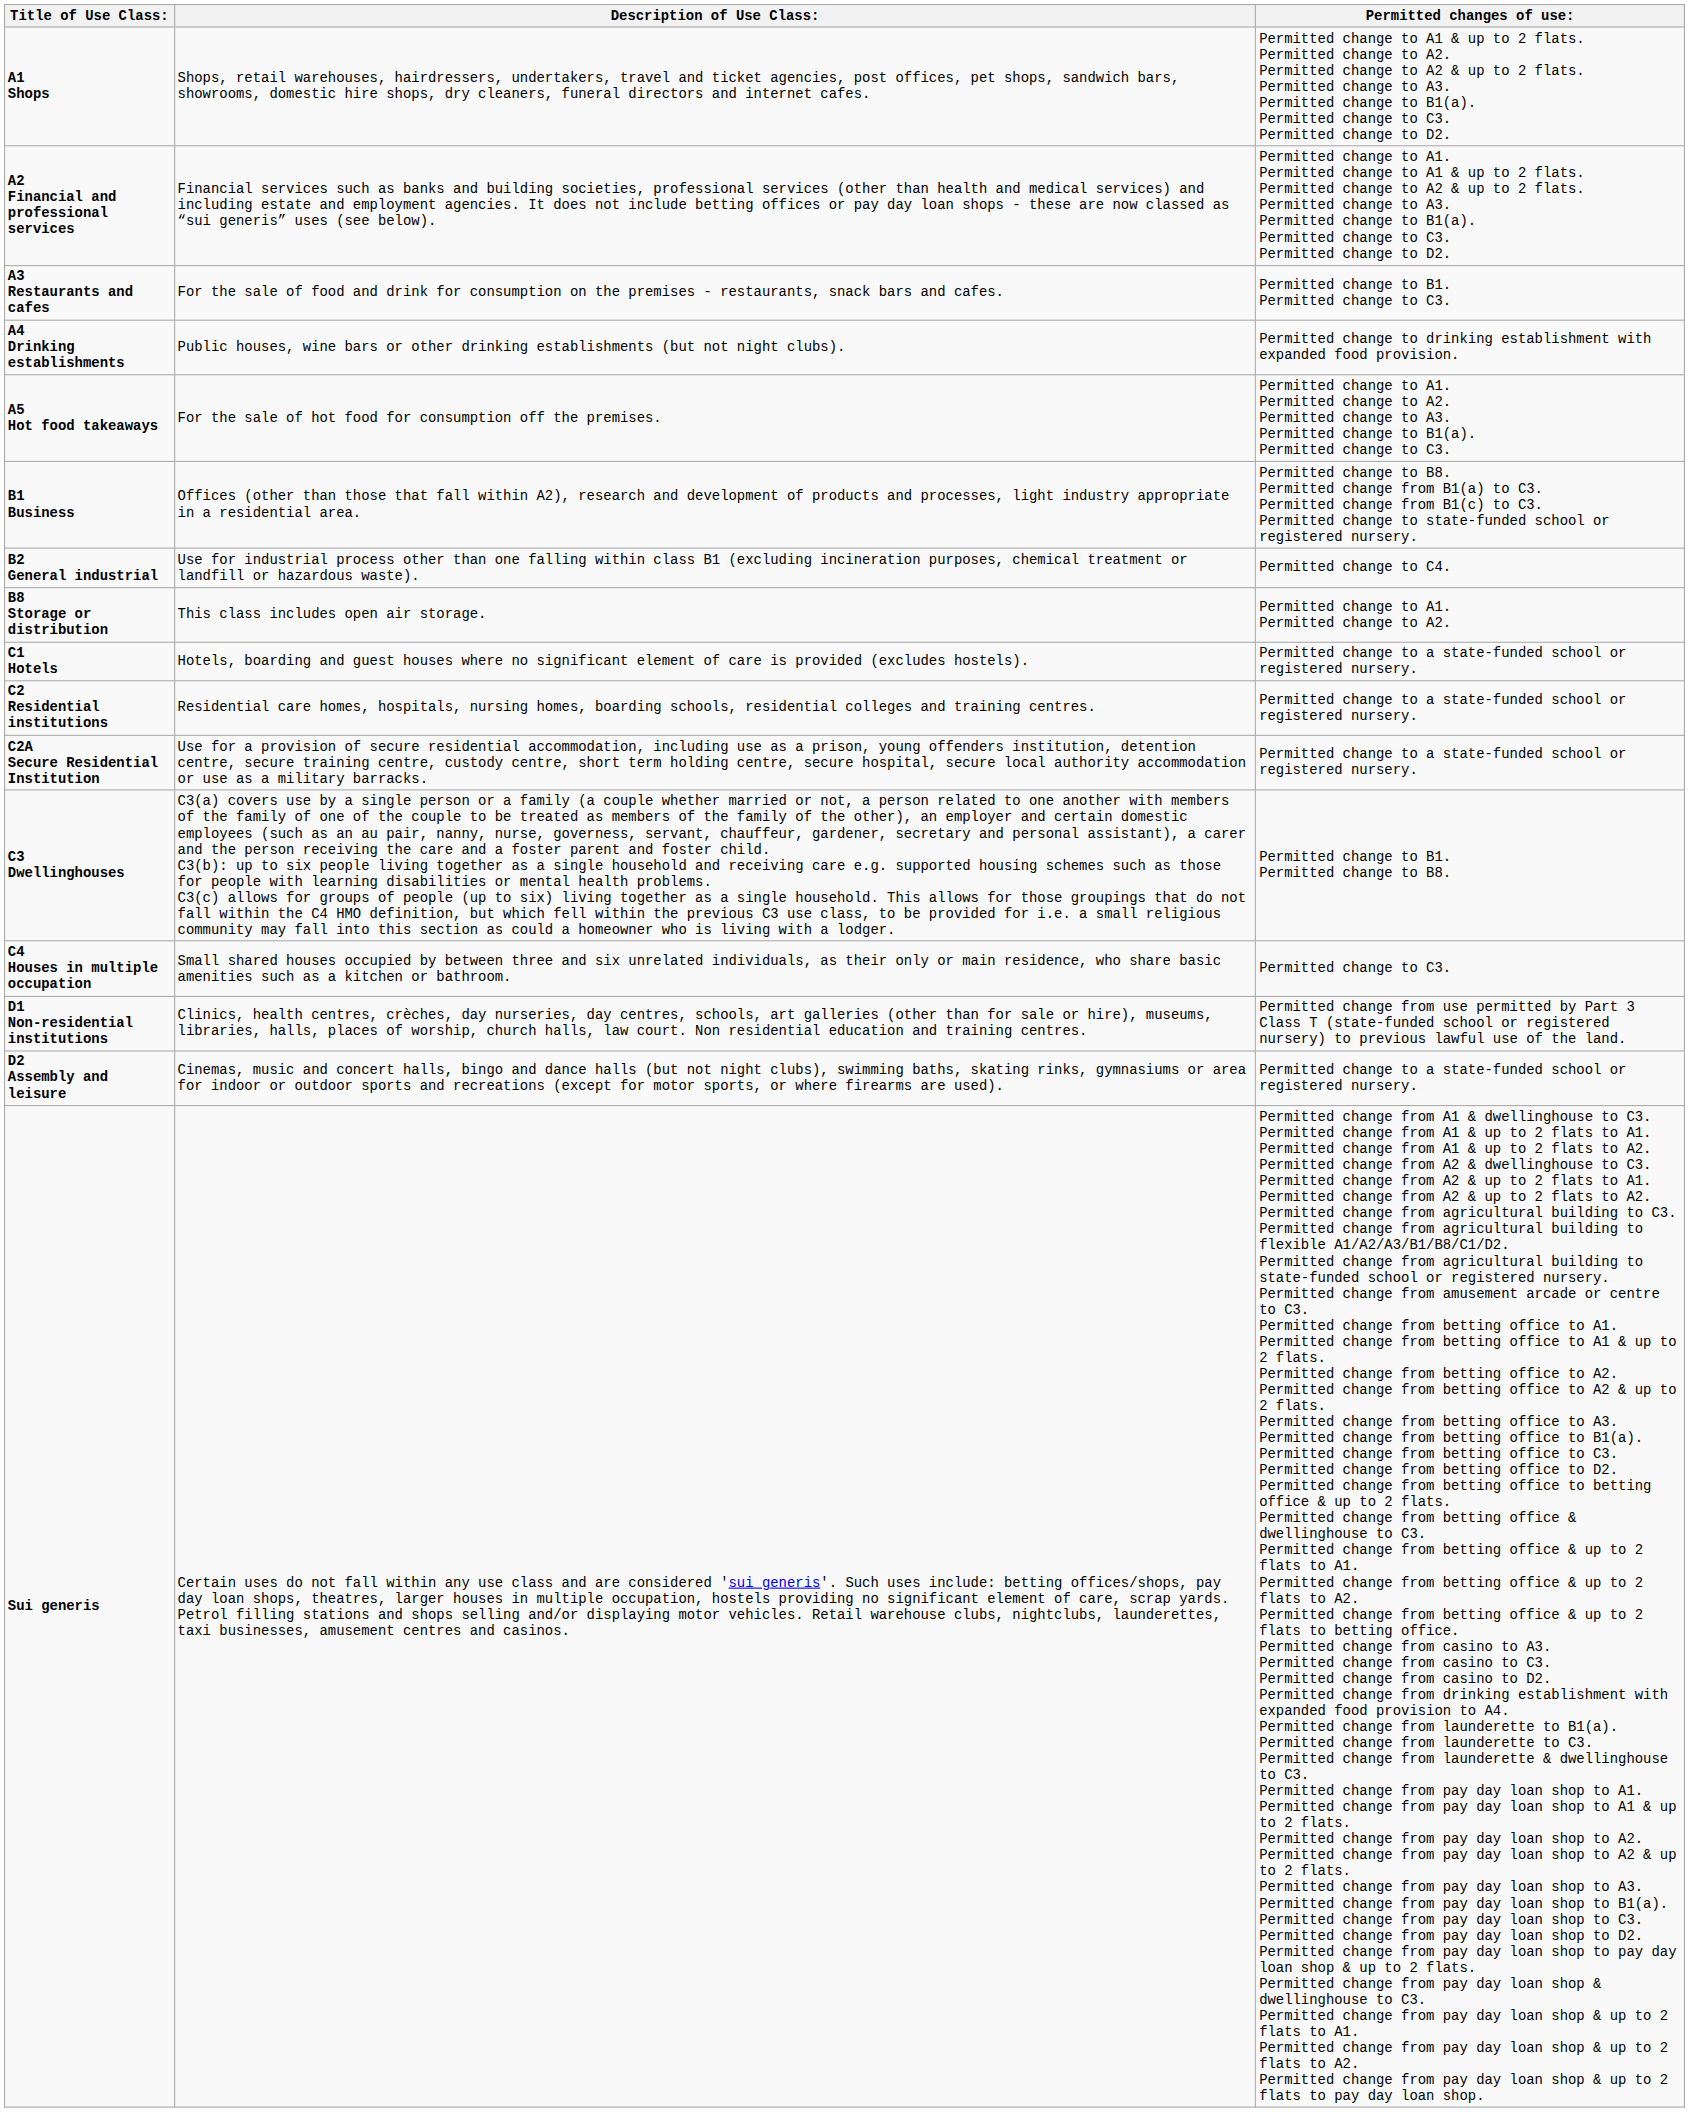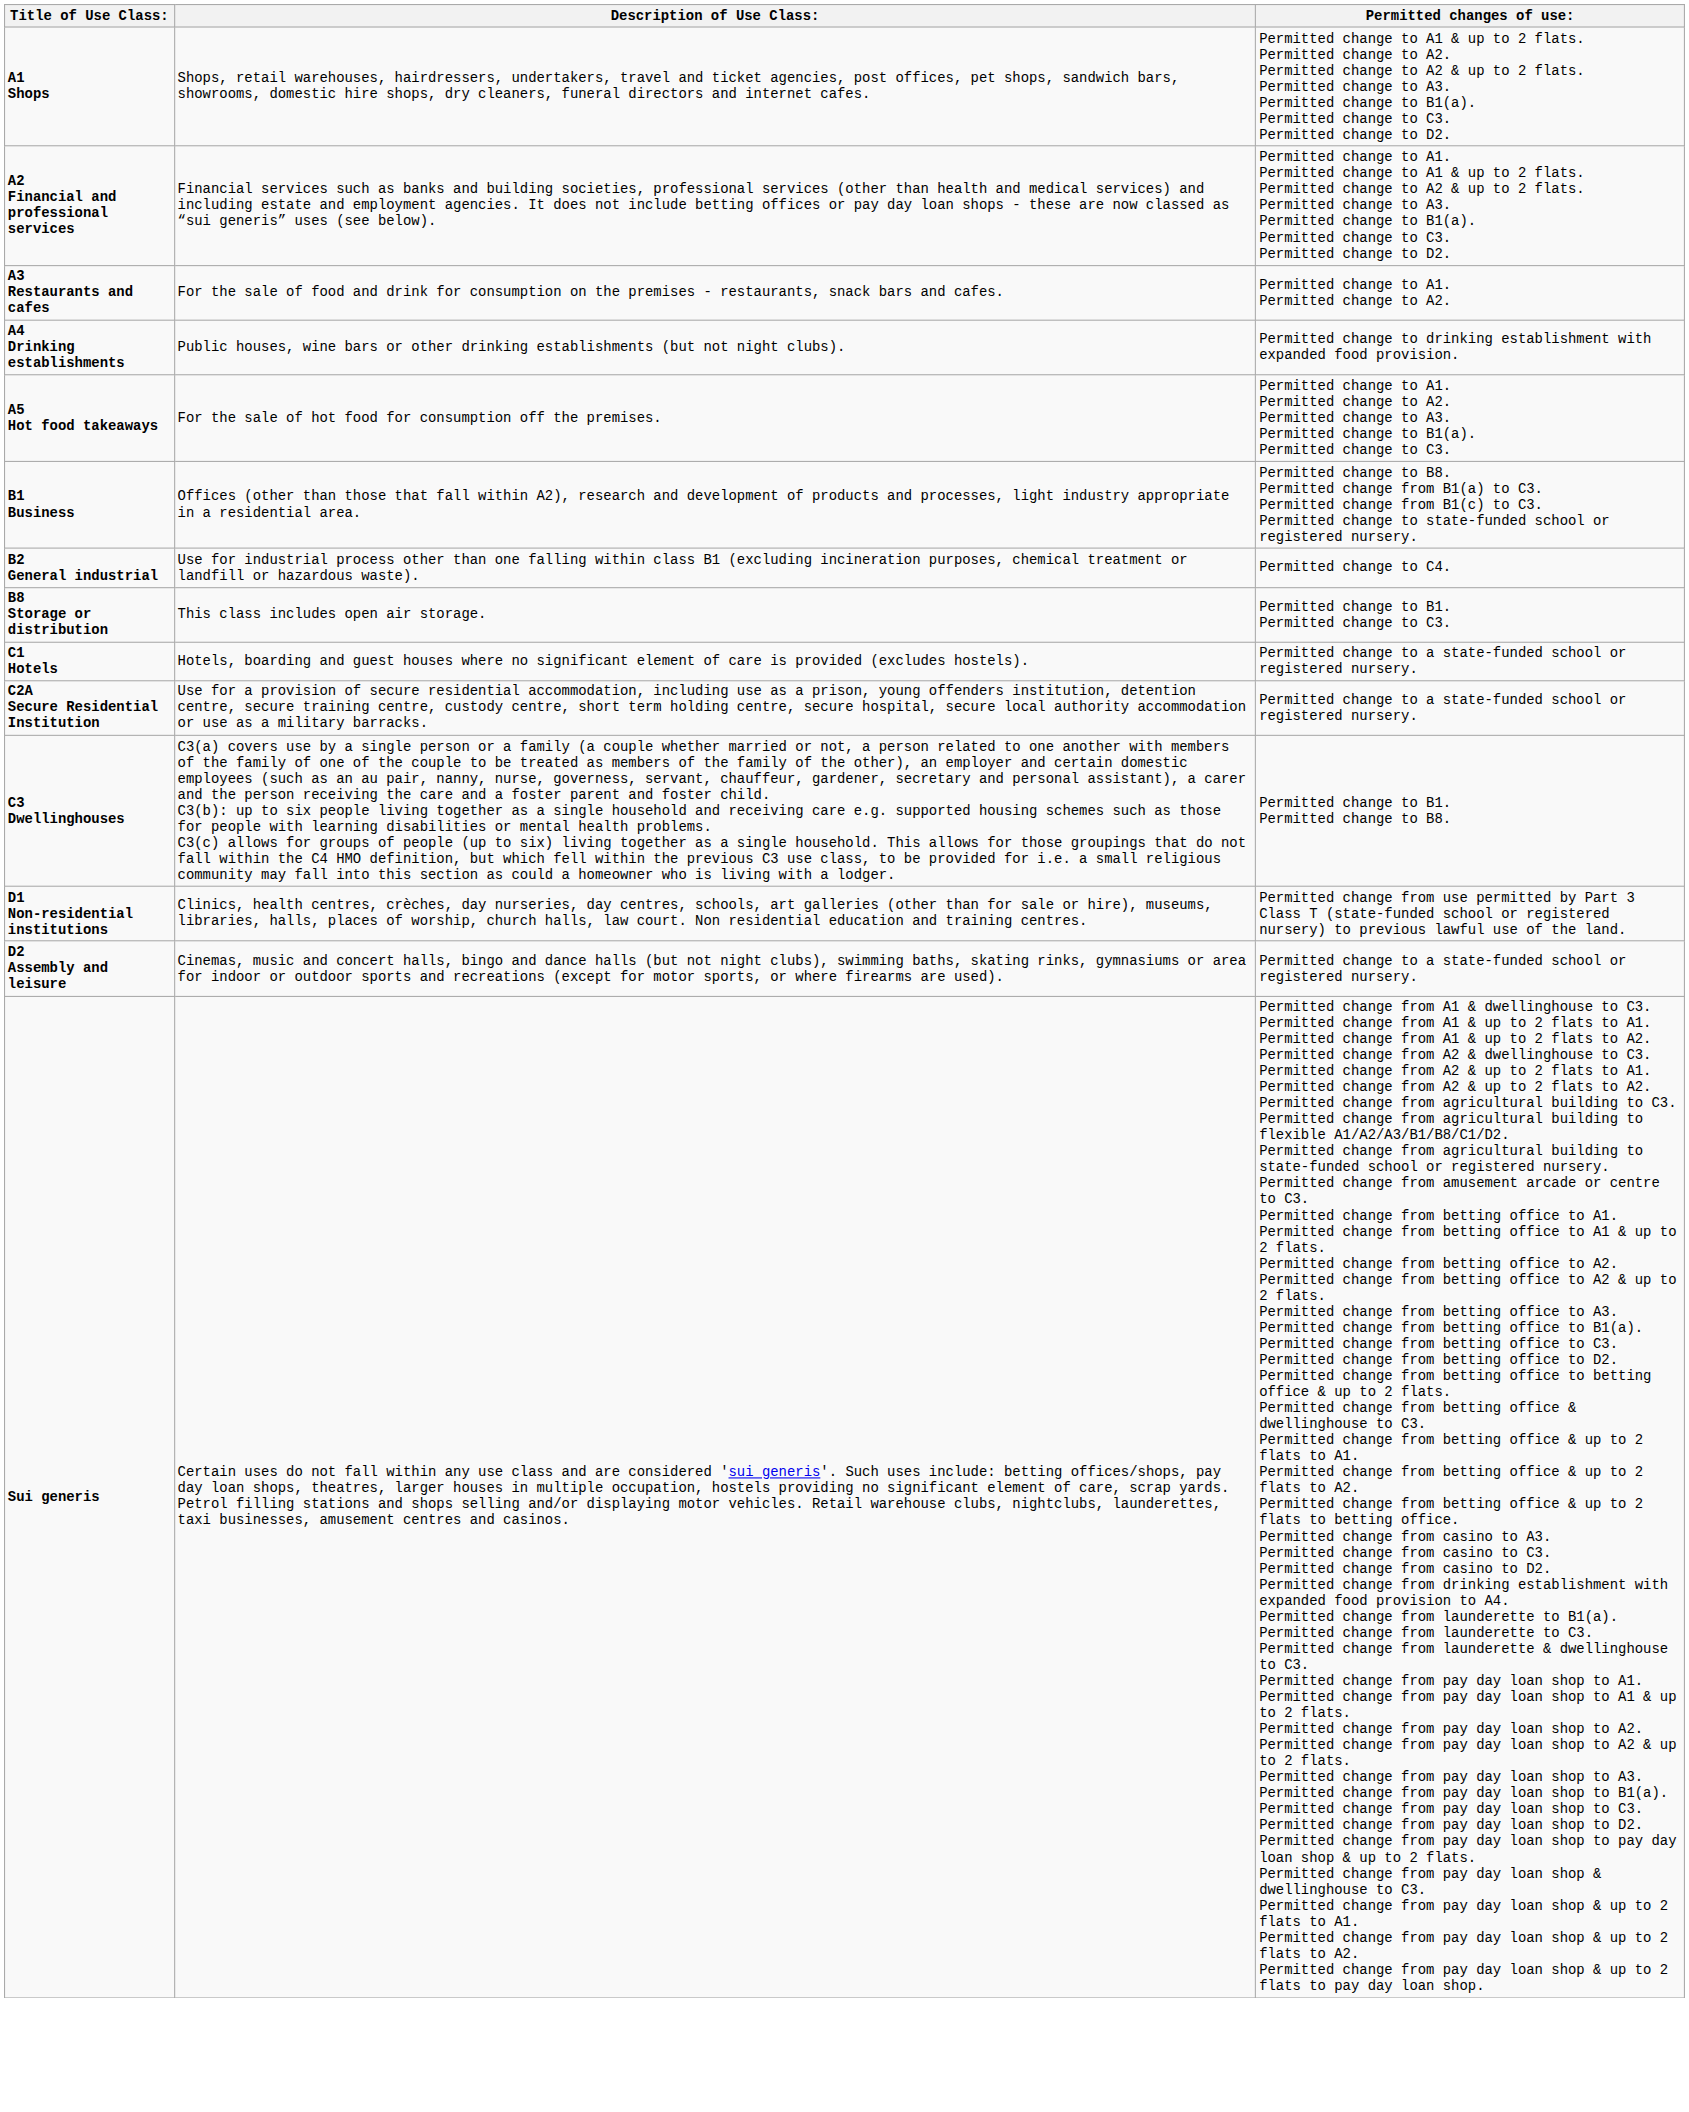(1355, 293) Permitted change to B1. Permitted change to C3. -> (1355, 293) Permitted change to A1. Permitted change to A2.
(1355, 615) Permitted change to A1. Permitted change to A2. -> (1355, 615) Permitted change to B1. Permitted change to C3.
- row: (58, 708)
- row: (83, 969)
